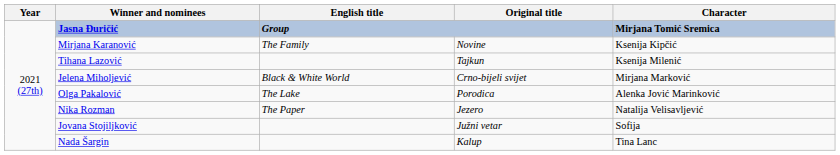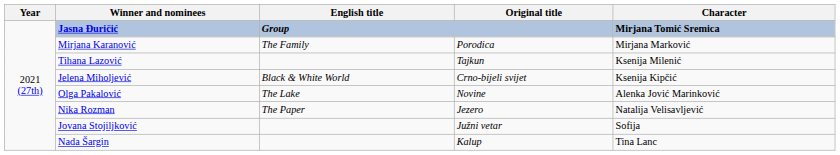(471, 45) Novine -> (476, 45) Porodica
(646, 45) Ksenija Kipčić -> (653, 45) Mirjana Marković
(653, 77) Mirjana Marković -> (646, 77) Ksenija Kipčić
(476, 93) Porodica -> (471, 93) Novine
